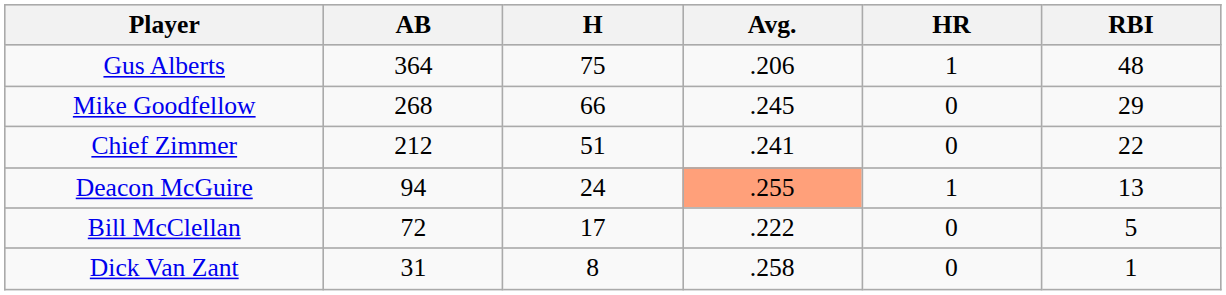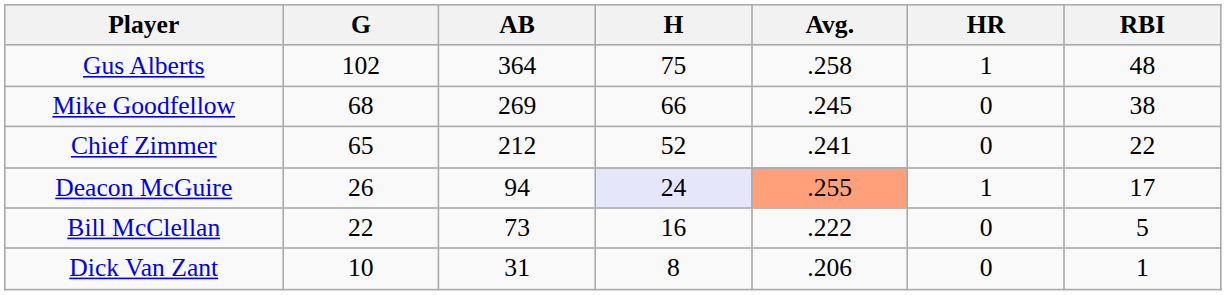+ column: (361, 24)
(772, 65) .206 -> (830, 65) .258
(413, 106) 268 -> (517, 106) 269
(1131, 106) 29 -> (1142, 106) 38
(593, 146) 51 -> (673, 146) 52
(593, 187) no background -> (673, 187) lavender background
(1131, 187) 13 -> (1142, 187) 17
(413, 227) 72 -> (517, 227) 73
(593, 227) 17 -> (673, 227) 16
(772, 268) .258 -> (830, 268) .206
